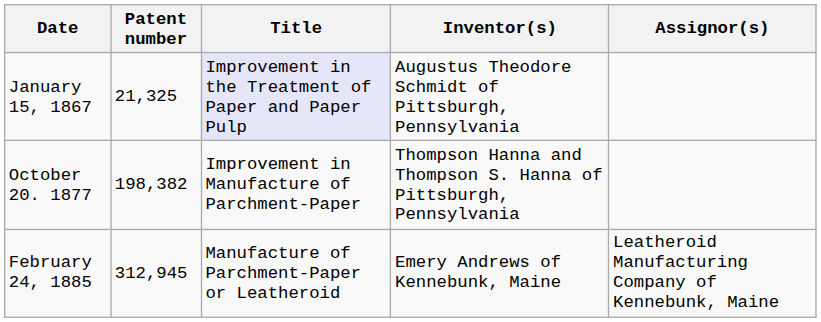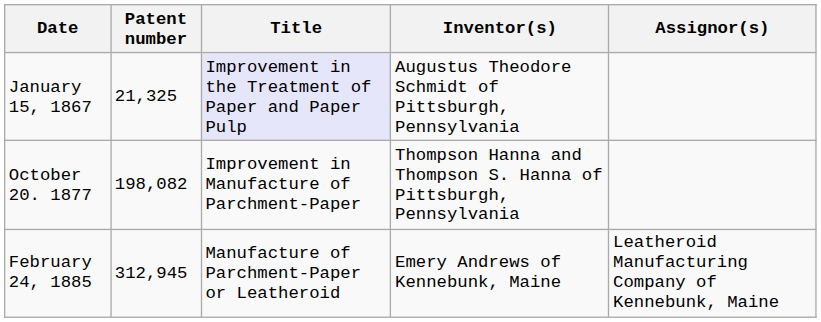(151, 185) 198,382 -> (151, 185) 198,082
